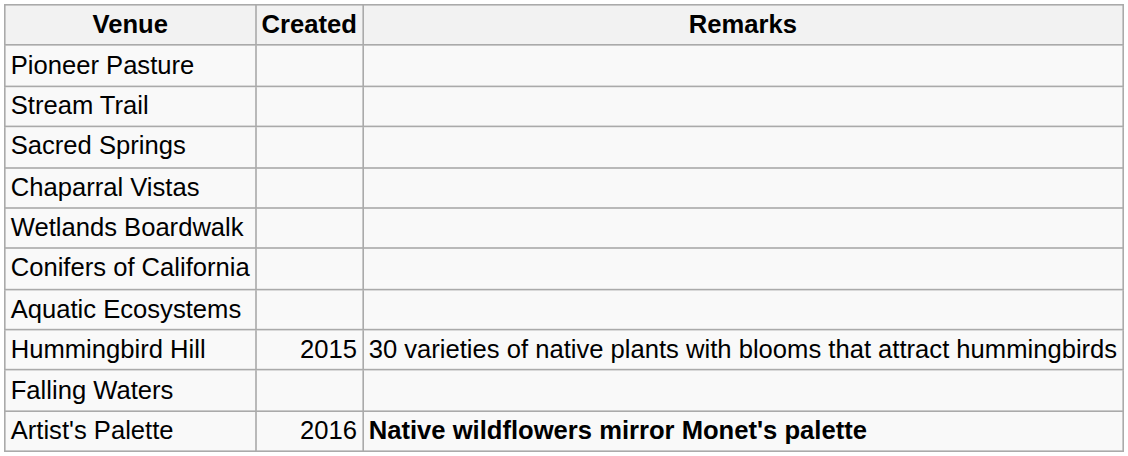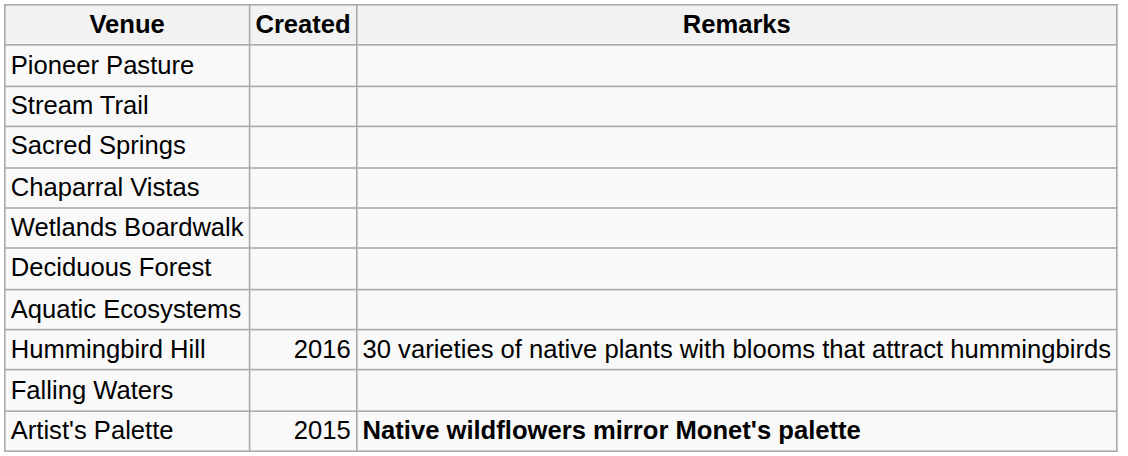- row: (130, 268)
+ row: (111, 268)
(328, 349) 2015 -> (322, 349) 2016
(328, 430) 2016 -> (322, 430) 2015
